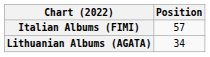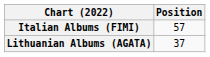(179, 44) 34 -> (179, 44) 37
